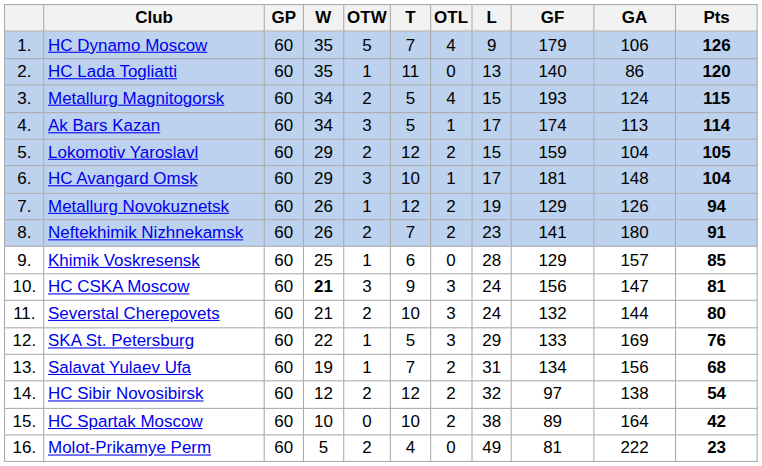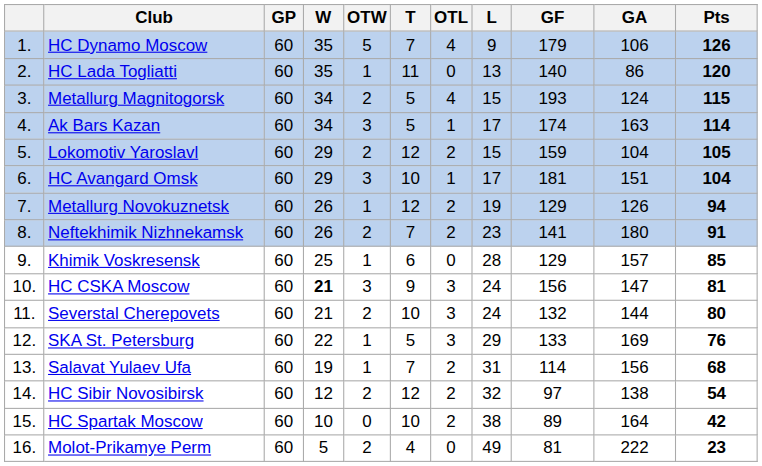(635, 125) 113 -> (635, 125) 163
(635, 179) 148 -> (635, 179) 151
(553, 367) 134 -> (553, 367) 114
